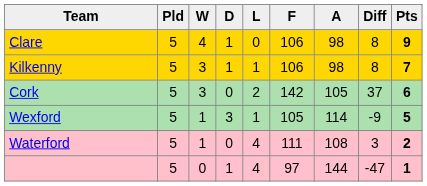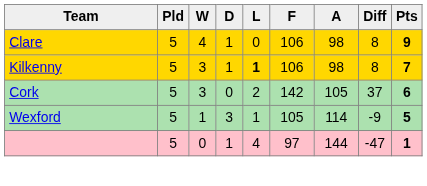(256, 67) normal -> (256, 67) bold
- row: (40, 143)
